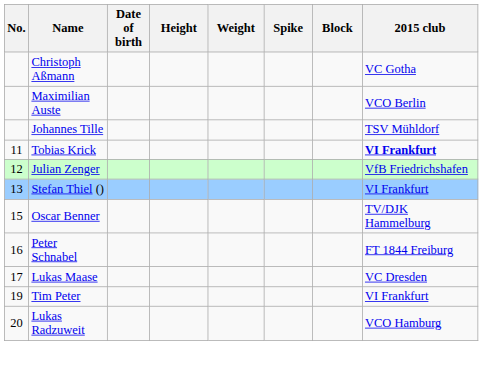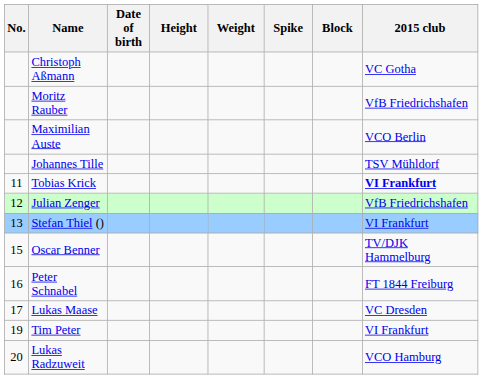+ row: (49, 103)
